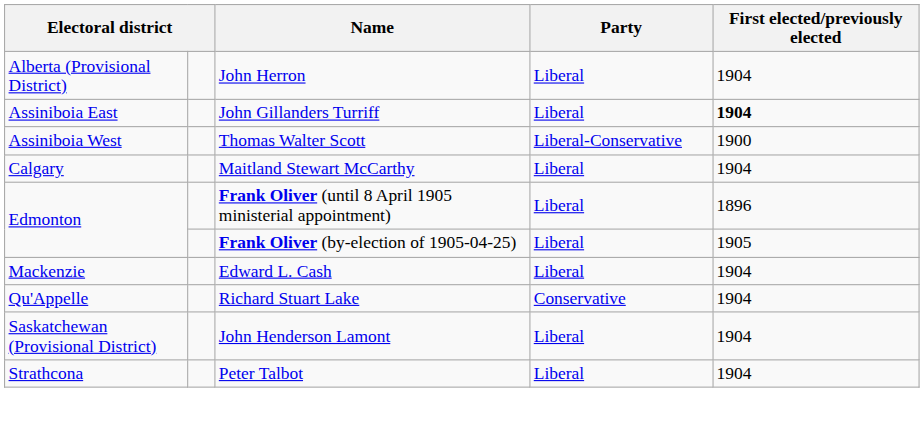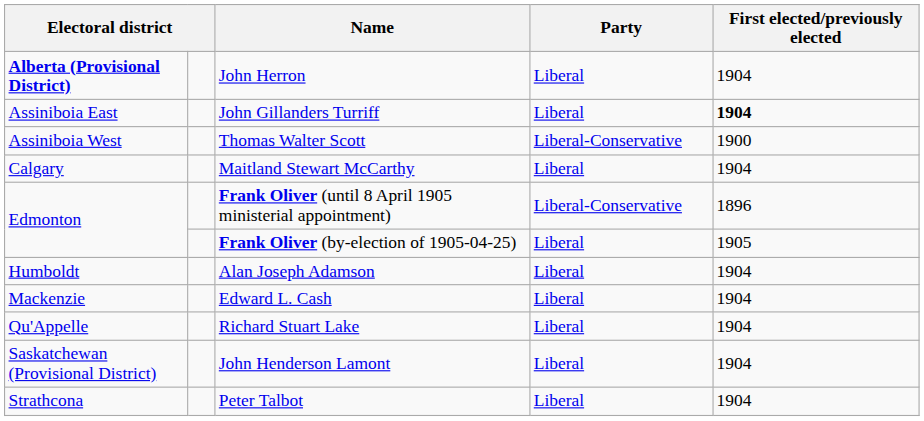(80, 75) normal -> (84, 75) bold
(559, 205) Liberal -> (608, 205) Liberal-Conservative
+ row: (297, 270)
(580, 298) Conservative -> (559, 326) Liberal
